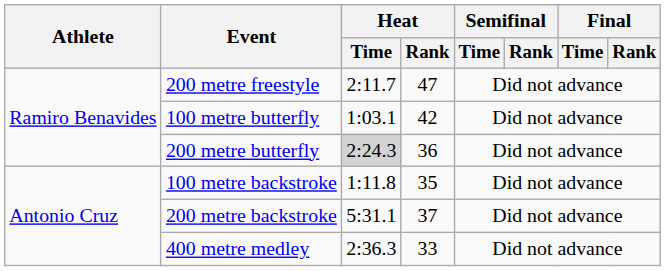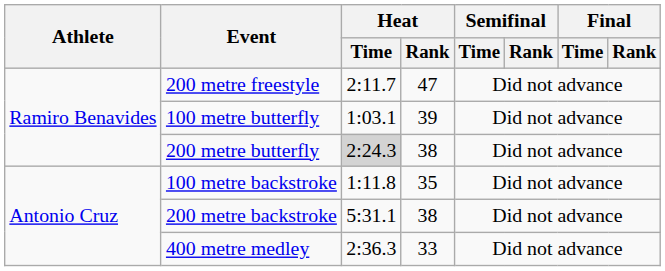(428, 117) 42 -> (428, 117) 39
(428, 150) 36 -> (428, 150) 38
(428, 216) 37 -> (428, 216) 38
